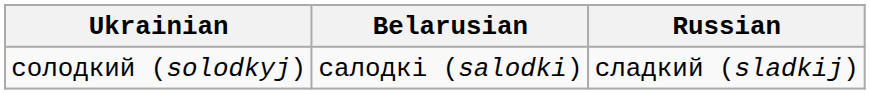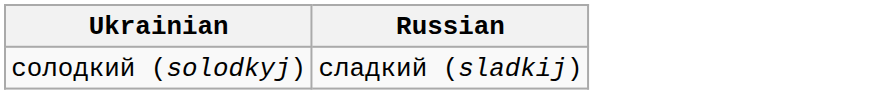- column: (450, 26)
